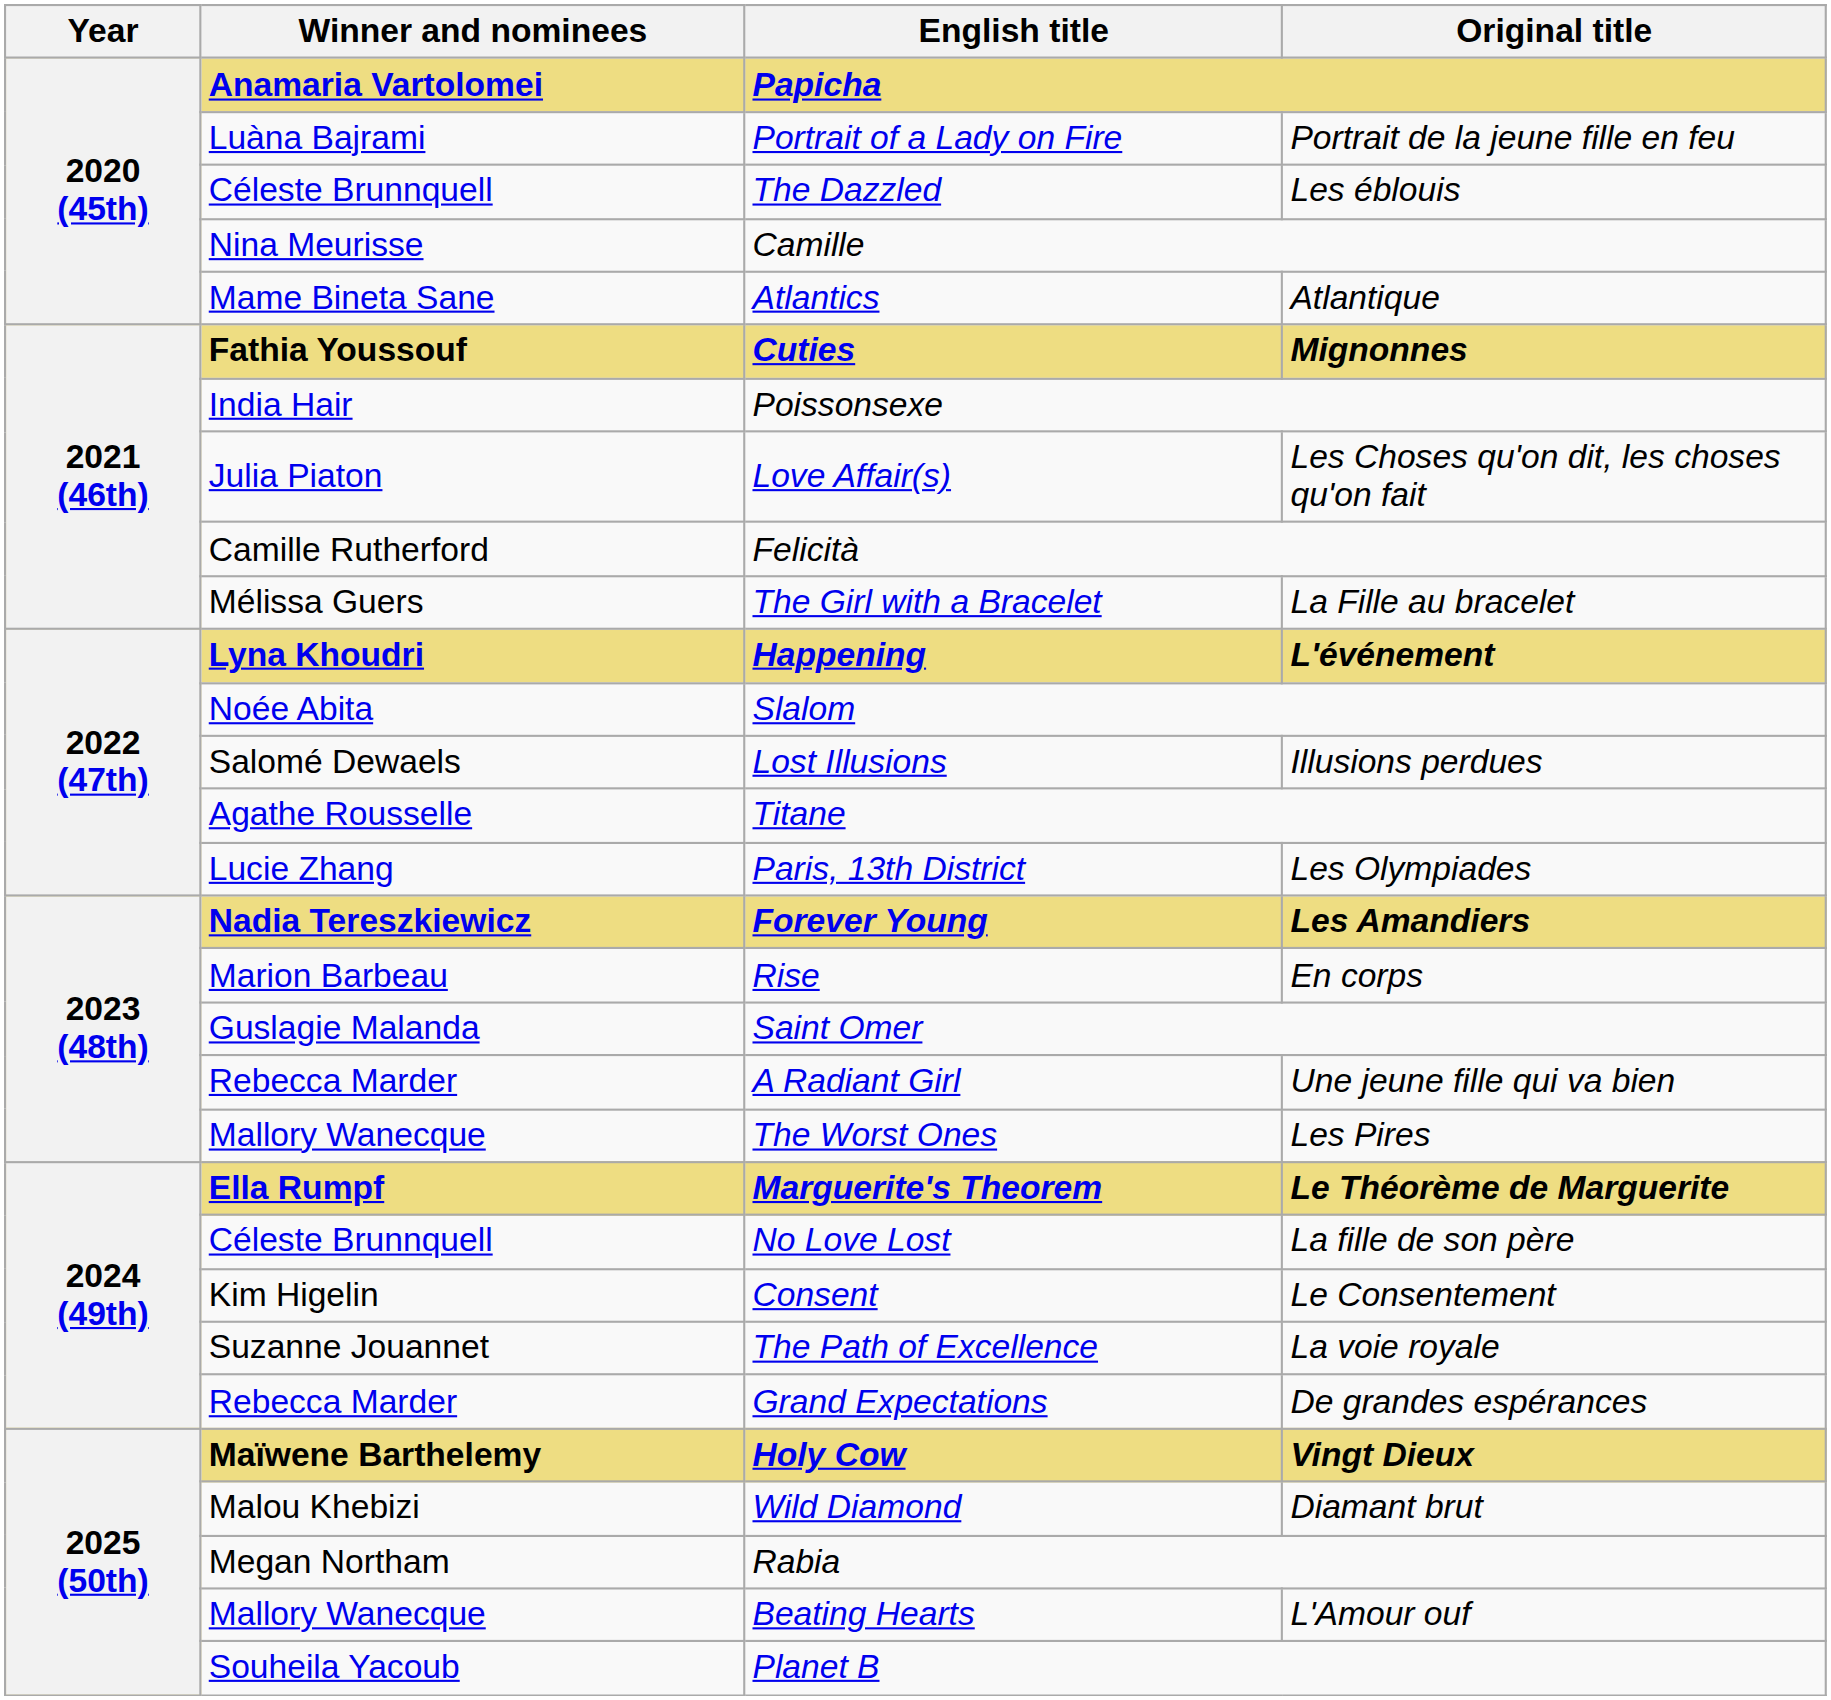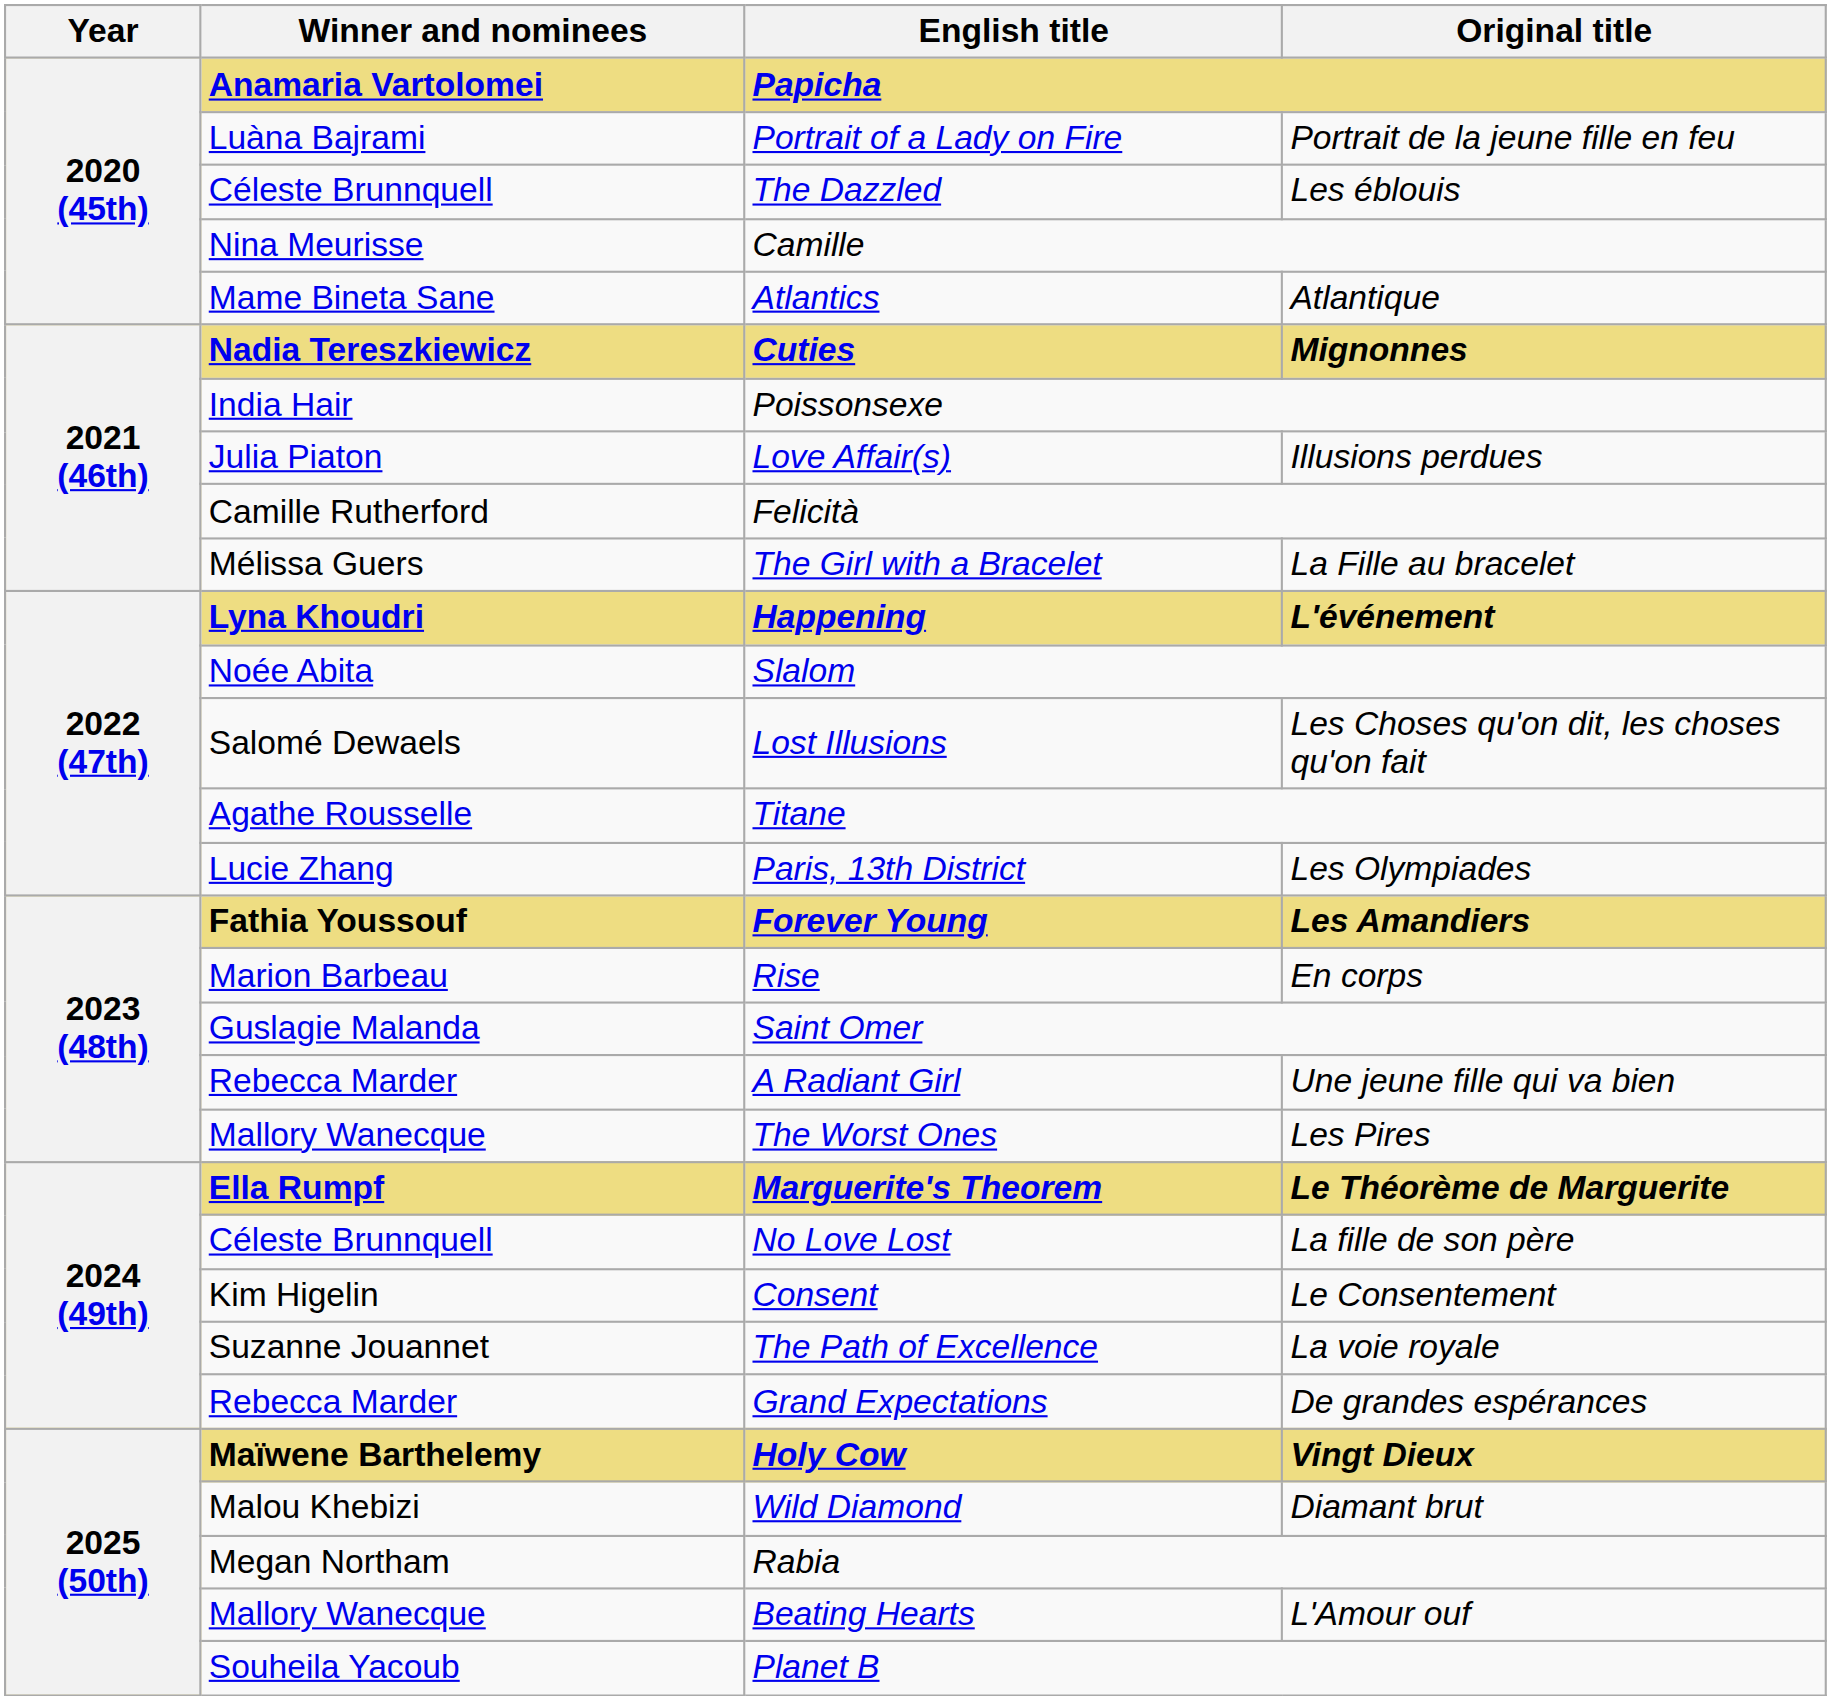(338, 350) Fathia Youssouf -> (370, 350) Nadia Tereszkiewicz
(1536, 476) Les Choses qu'on dit, les choses qu'on fait -> (1417, 457) Illusions perdues
(1417, 761) Illusions perdues -> (1536, 742) Les Choses qu'on dit, les choses qu'on fait
(370, 921) Nadia Tereszkiewicz -> (338, 921) Fathia Youssouf
